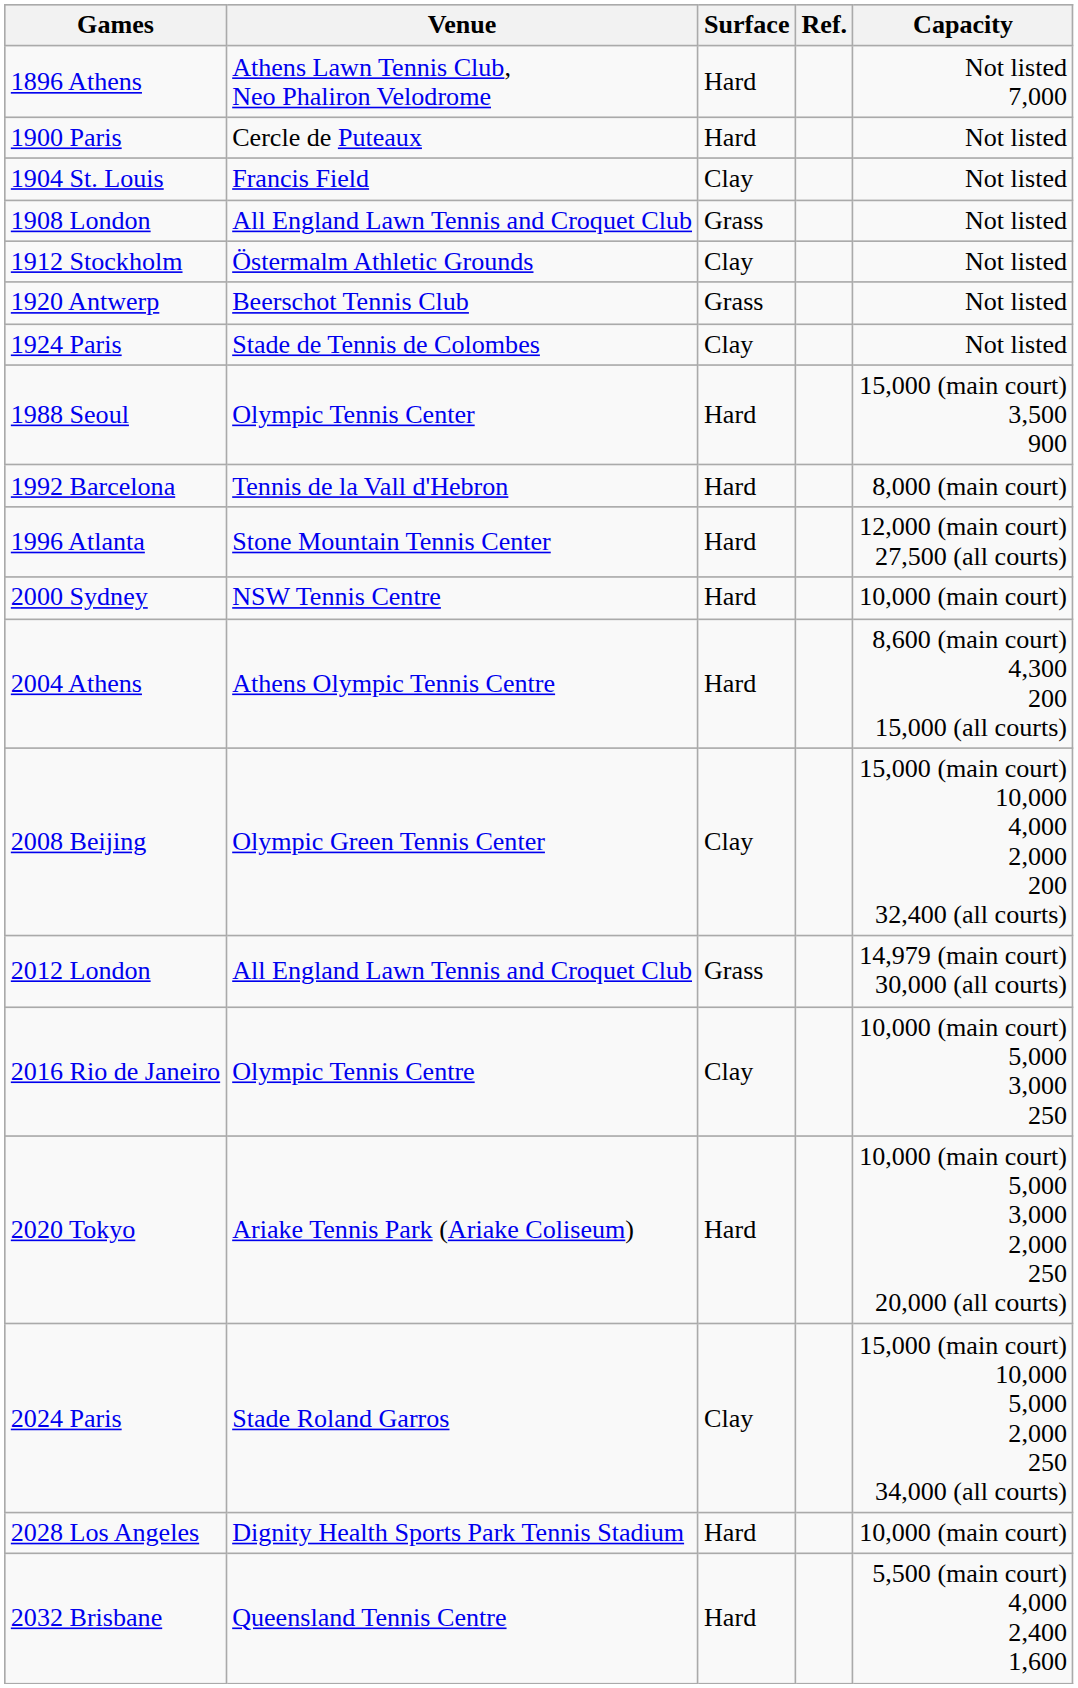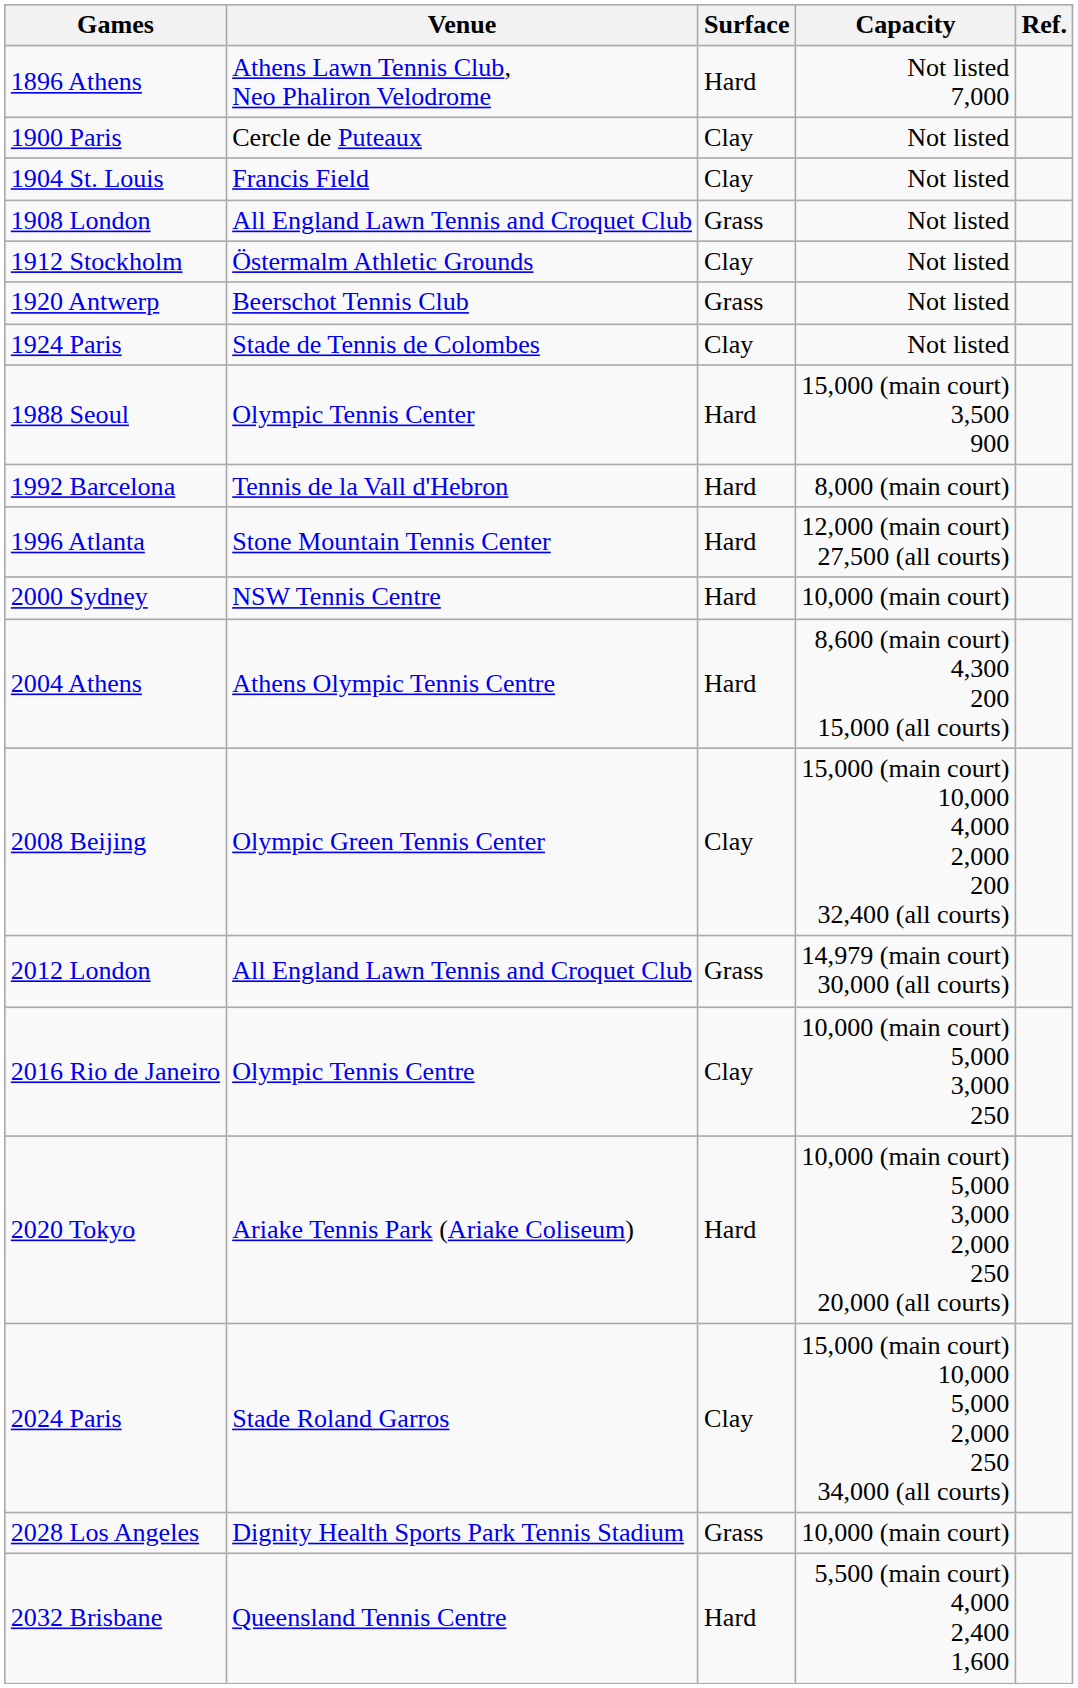columns swapped: (963, 25) <-> (824, 25)
(730, 137) Hard -> (729, 137) Clay
(730, 1532) Hard -> (734, 1532) Grass
